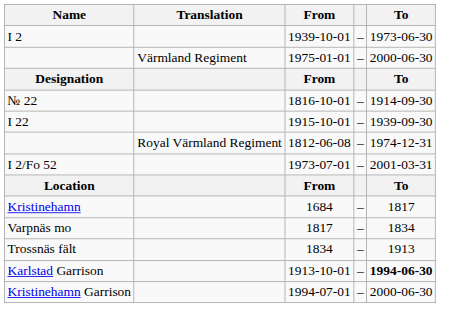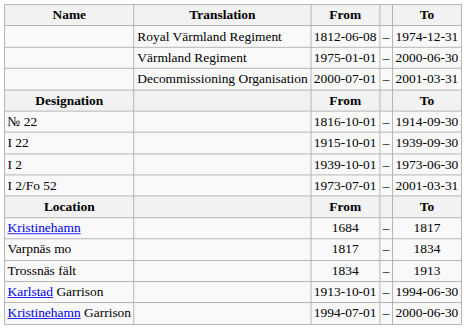rows swapped: (319, 143) <-> (319, 36)
+ row: (345, 79)
(401, 270) bold -> (427, 292) normal
